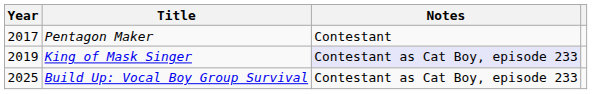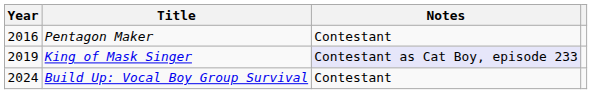(23, 36) 2017 -> (23, 36) 2016
(23, 78) 2025 -> (23, 78) 2024
(446, 78) Contestant as Cat Boy, episode 233 -> (353, 78) Contestant
